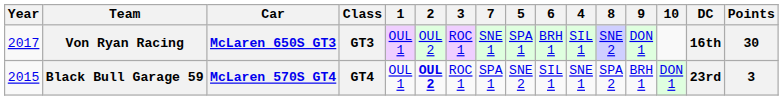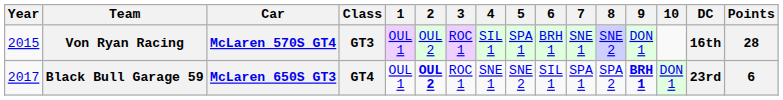columns swapped: (581, 15) <-> (491, 15)
(24, 43) 2017 -> (24, 43) 2015
(273, 43) McLaren 650S GT3 -> (273, 43) McLaren 570S GT4
(751, 43) 30 -> (751, 43) 28
(24, 78) 2015 -> (24, 78) 2017
(273, 78) McLaren 570S GT4 -> (273, 78) McLaren 650S GT3
(641, 78) normal -> (641, 78) bold
(751, 78) 3 -> (751, 78) 6
